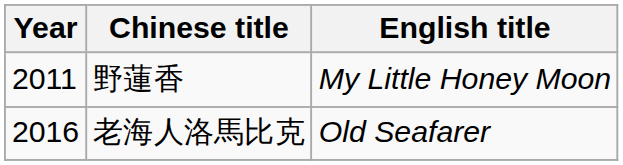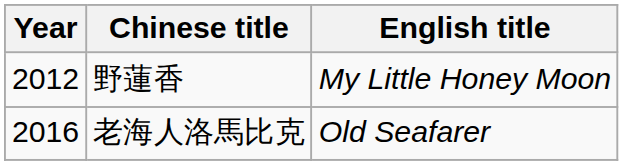(44, 79) 2011 -> (46, 79) 2012
